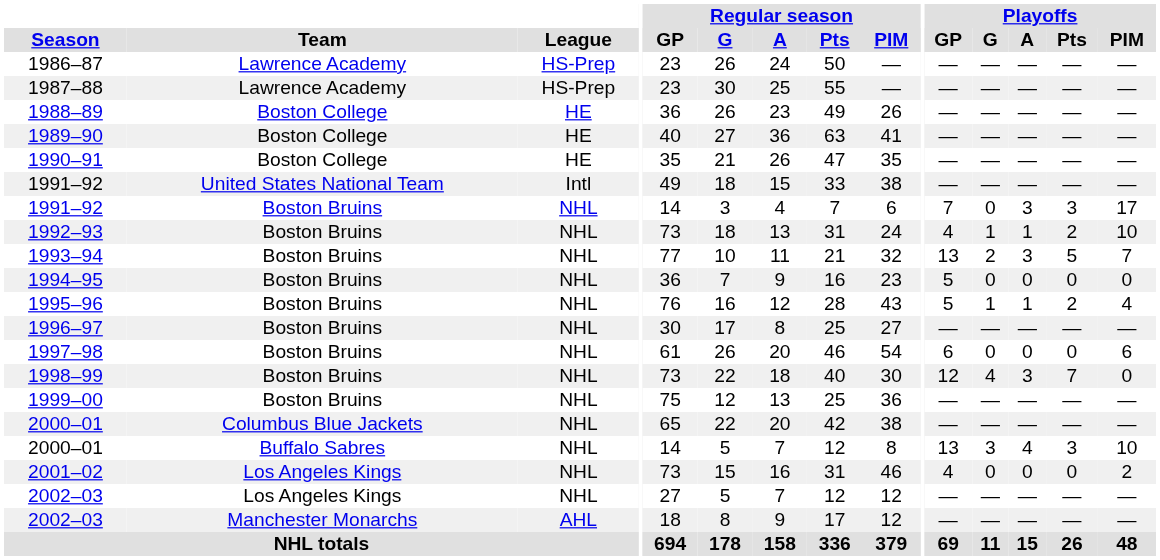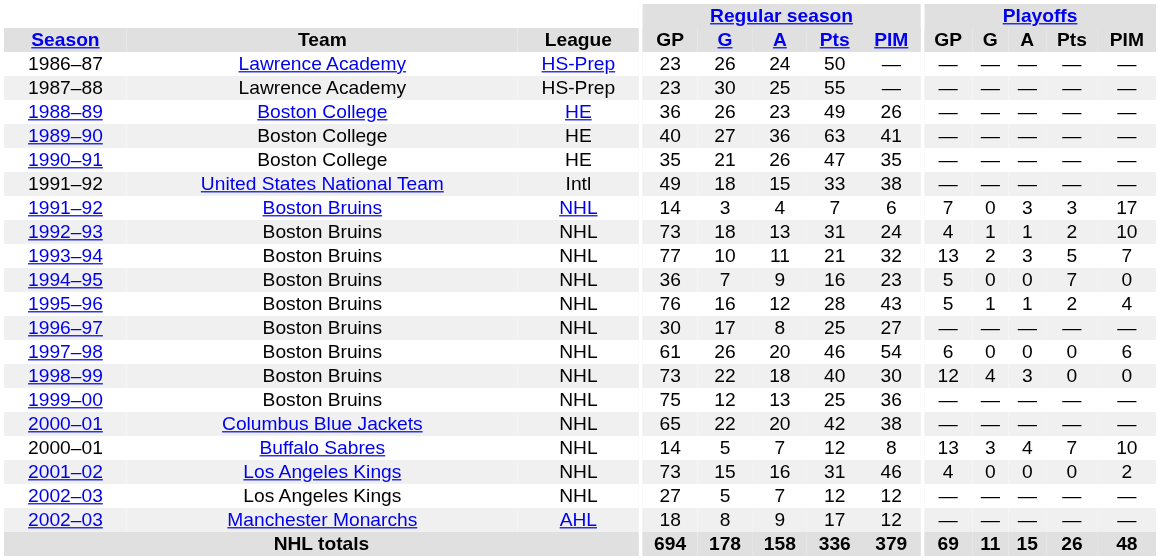(1072, 279) 0 -> (1072, 279) 7
(1072, 375) 7 -> (1072, 375) 0
(1072, 447) 3 -> (1072, 447) 7
